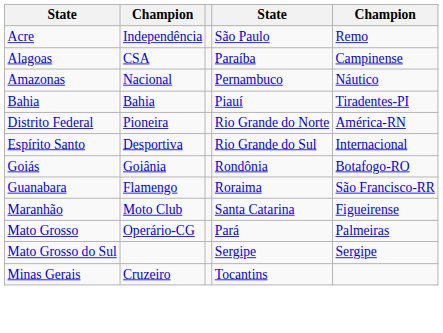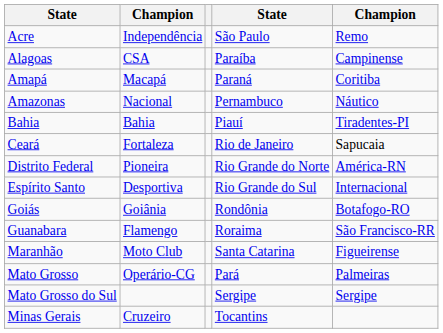+ row: (27, 79)
+ row: (23, 144)
